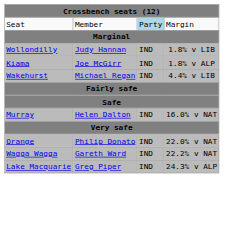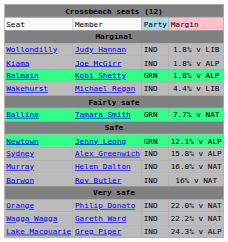(180, 24) no background -> (185, 24) pink background
+ row: (22, 76)
+ row: (22, 115)
+ row: (22, 141)
+ row: (20, 154)
+ row: (20, 180)
